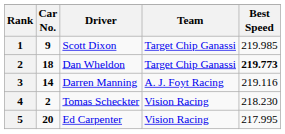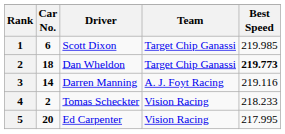(48, 45) 9 -> (48, 45) 6
(259, 101) 218.230 -> (259, 101) 218.233
